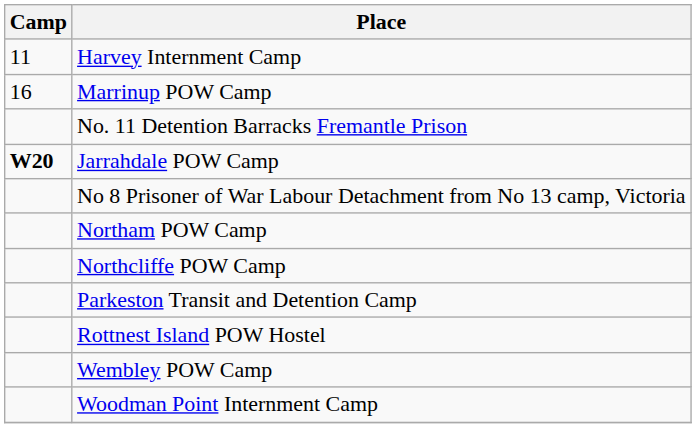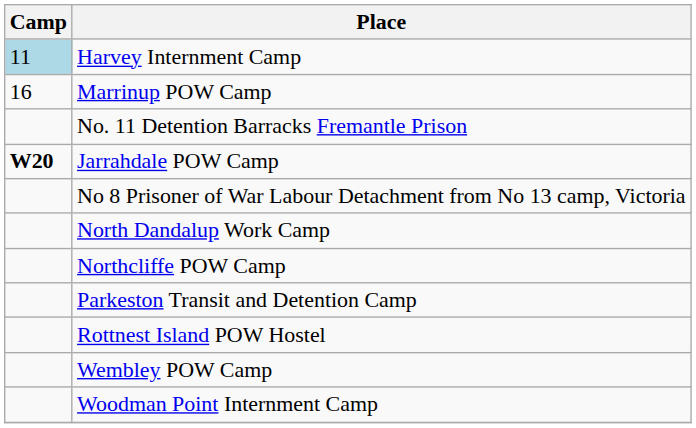(20, 56) no background -> (20, 56) lightblue background
+ row: (204, 230)
- row: (172, 230)
